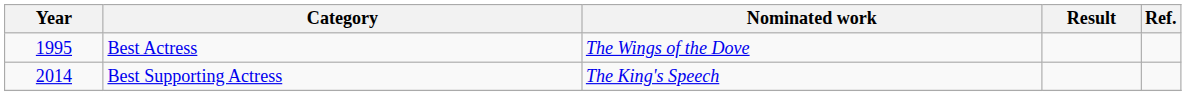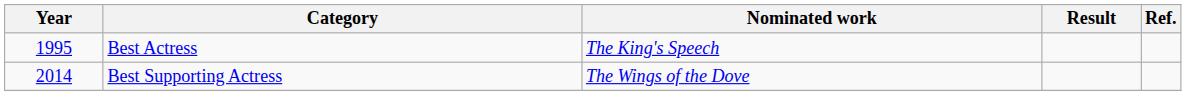(668, 47) The Wings of the Dove -> (653, 47) The King's Speech
(653, 76) The King's Speech -> (668, 76) The Wings of the Dove
